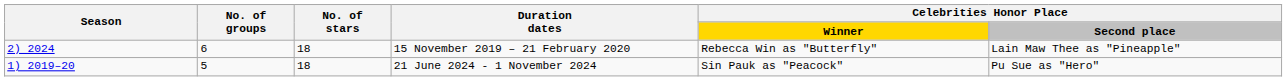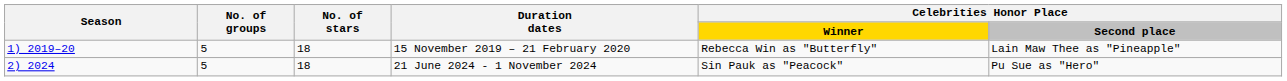(31, 49) 2) 2024 -> (41, 49) 1) 2019–20
(204, 49) 6 -> (204, 49) 5
(41, 67) 1) 2019–20 -> (31, 67) 2) 2024
